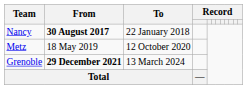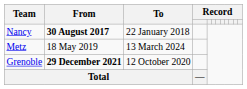(158, 46) 12 October 2020 -> (155, 46) 13 March 2024
(155, 62) 13 March 2024 -> (158, 62) 12 October 2020
